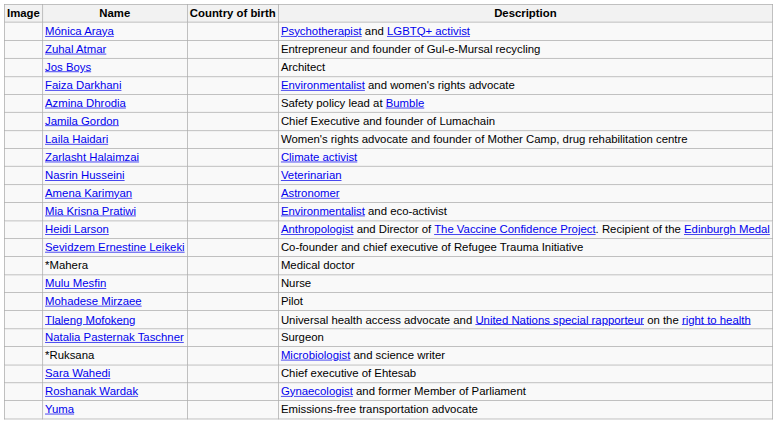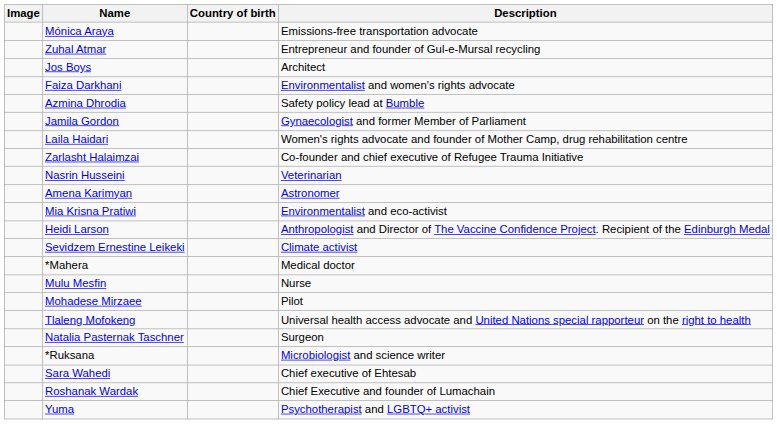(375, 31) Psychotherapist and LGBTQ+ activist -> (379, 31) Emissions-free transportation advocate
(388, 121) Chief Executive and founder of Lumachain -> (403, 121) Gynaecologist and former Member of Parliament
(319, 157) Climate activist -> (432, 157) Co-founder and chief executive of Refugee Trauma Initiative
(432, 247) Co-founder and chief executive of Refugee Trauma Initiative -> (319, 247) Climate activist
(403, 391) Gynaecologist and former Member of Parliament -> (388, 391) Chief Executive and founder of Lumachain
(379, 409) Emissions-free transportation advocate -> (375, 409) Psychotherapist and LGBTQ+ activist
